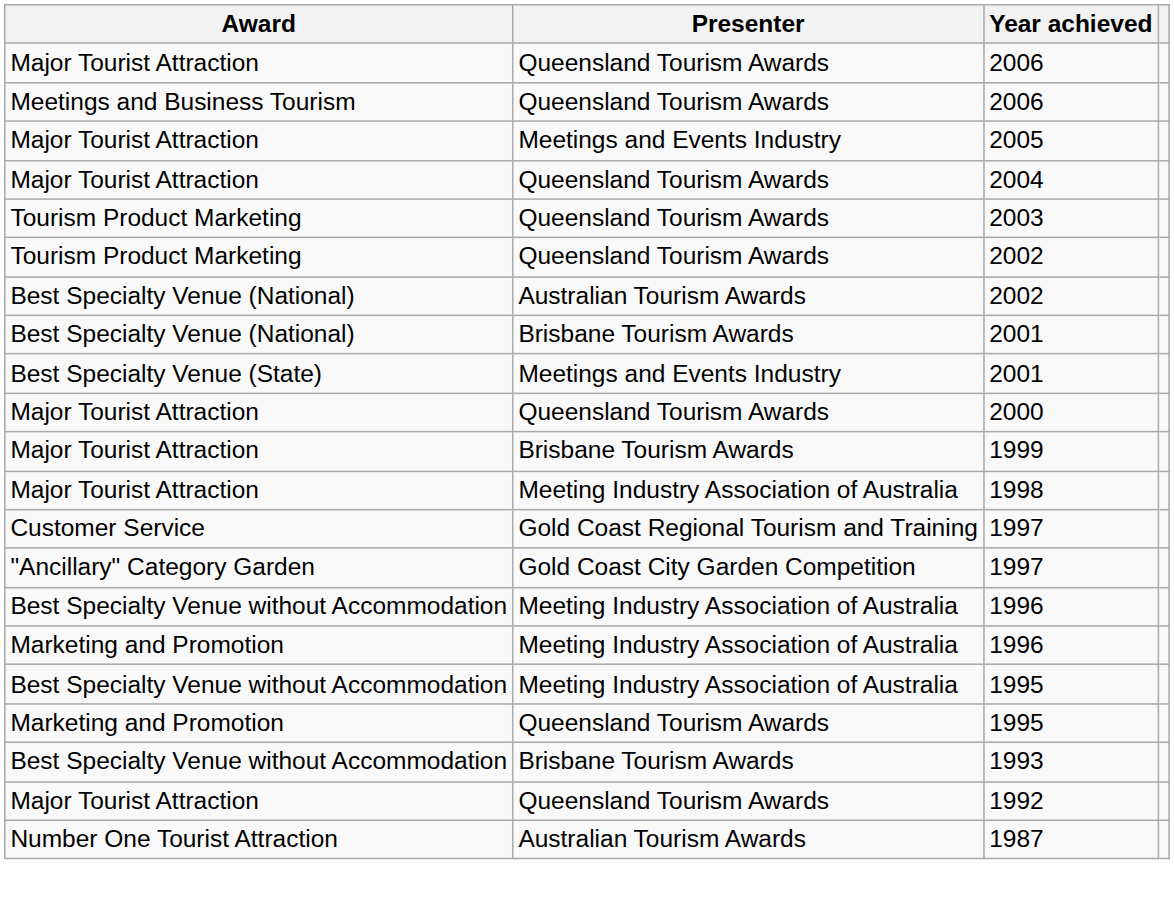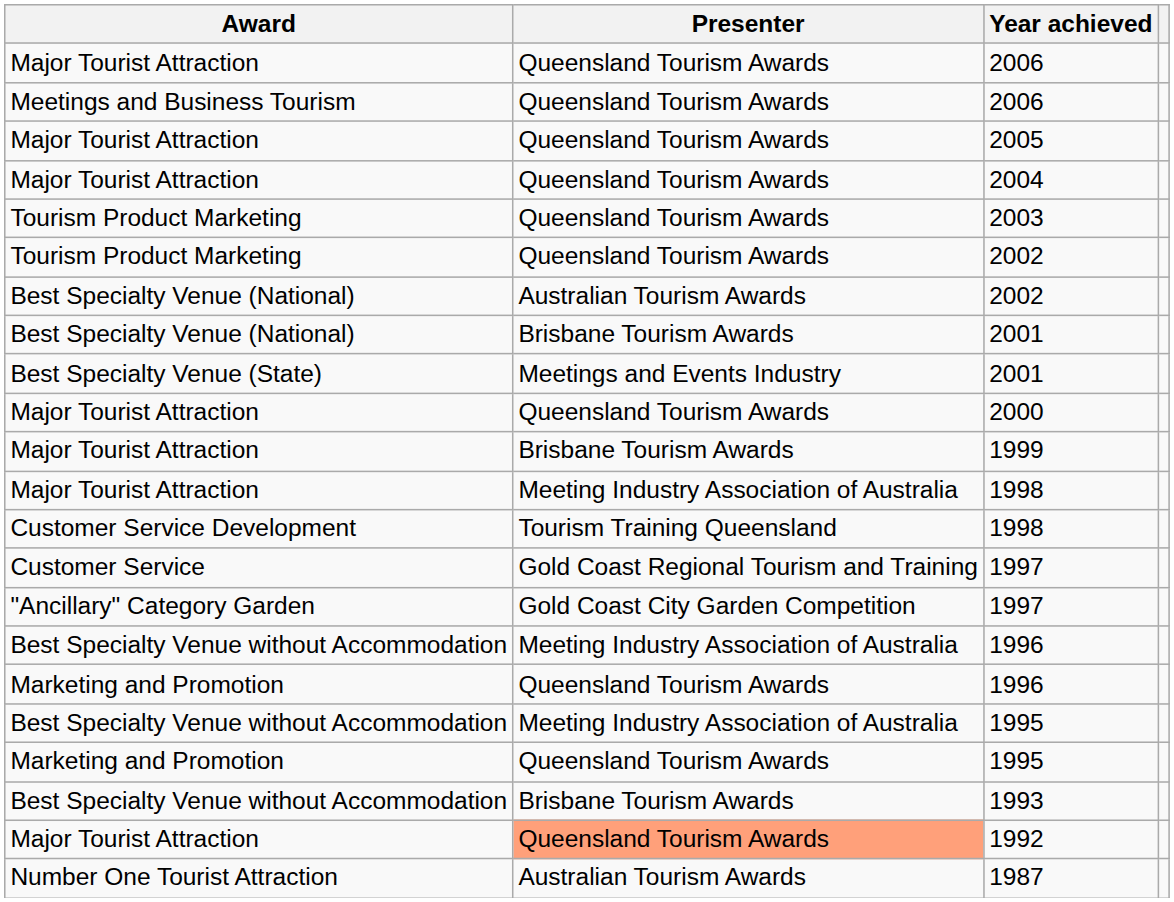(680, 140) Meetings and Events Industry -> (674, 140) Queensland Tourism Awards
+ row: (183, 528)
(738, 645) Meeting Industry Association of Australia -> (674, 683) Queensland Tourism Awards
(674, 800) no background -> (674, 839) lightsalmon background
